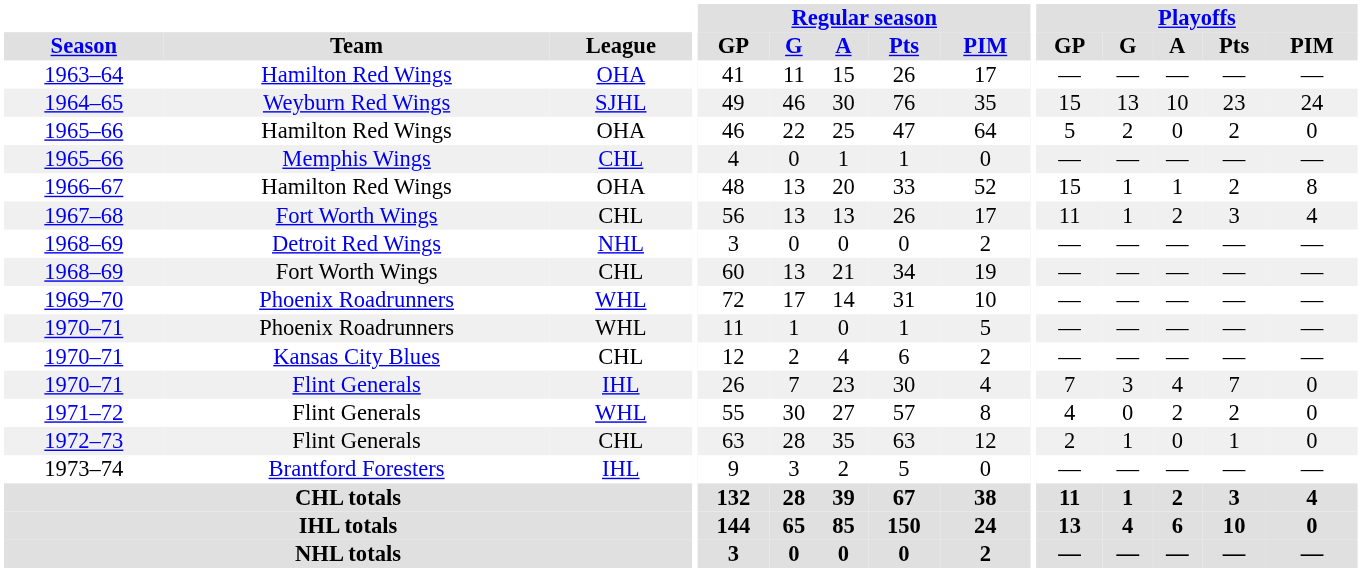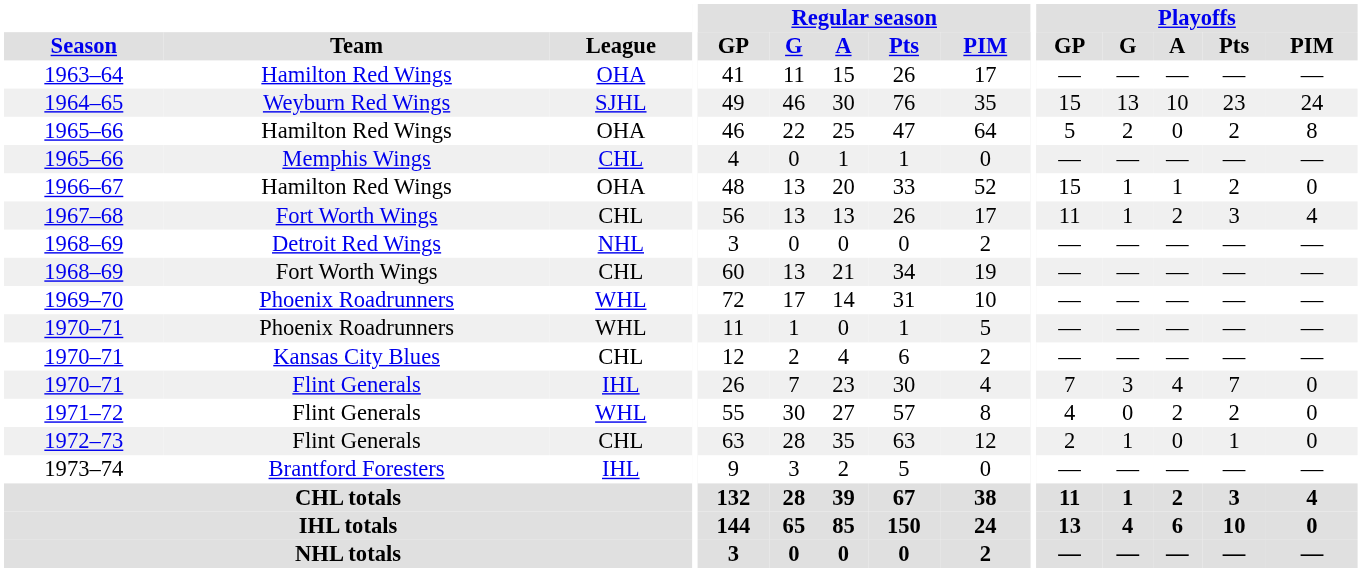(1312, 130) 0 -> (1312, 130) 8
(1312, 187) 8 -> (1312, 187) 0
